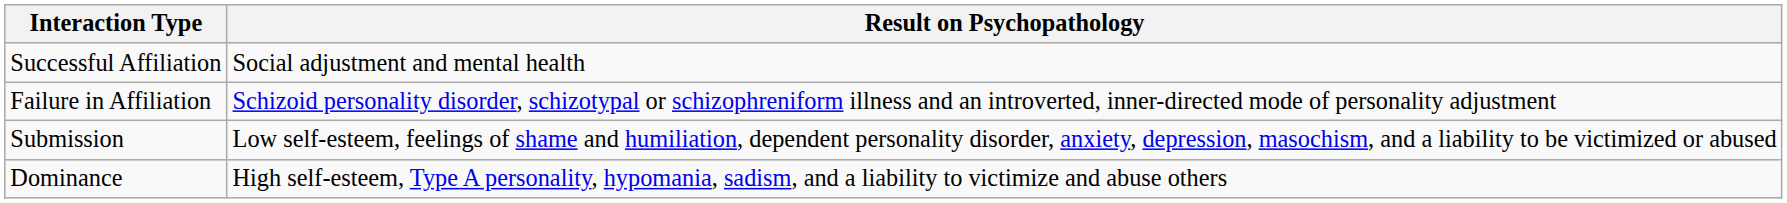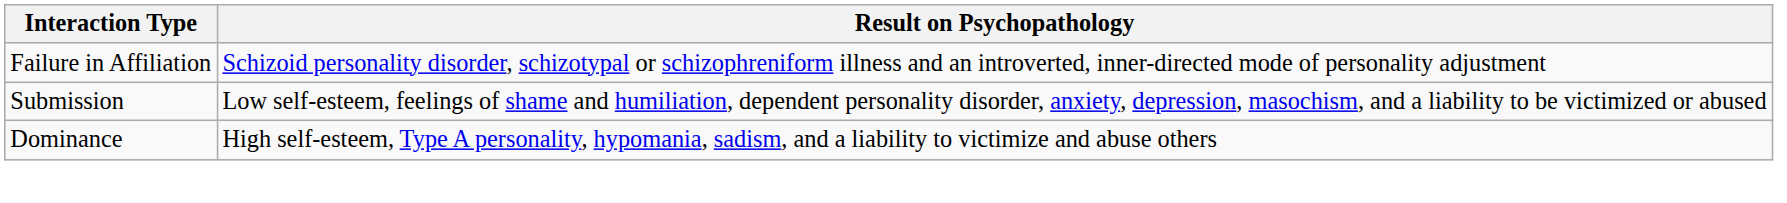- row: (116, 62)
